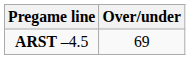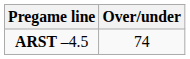(142, 41) 69 -> (142, 41) 74
